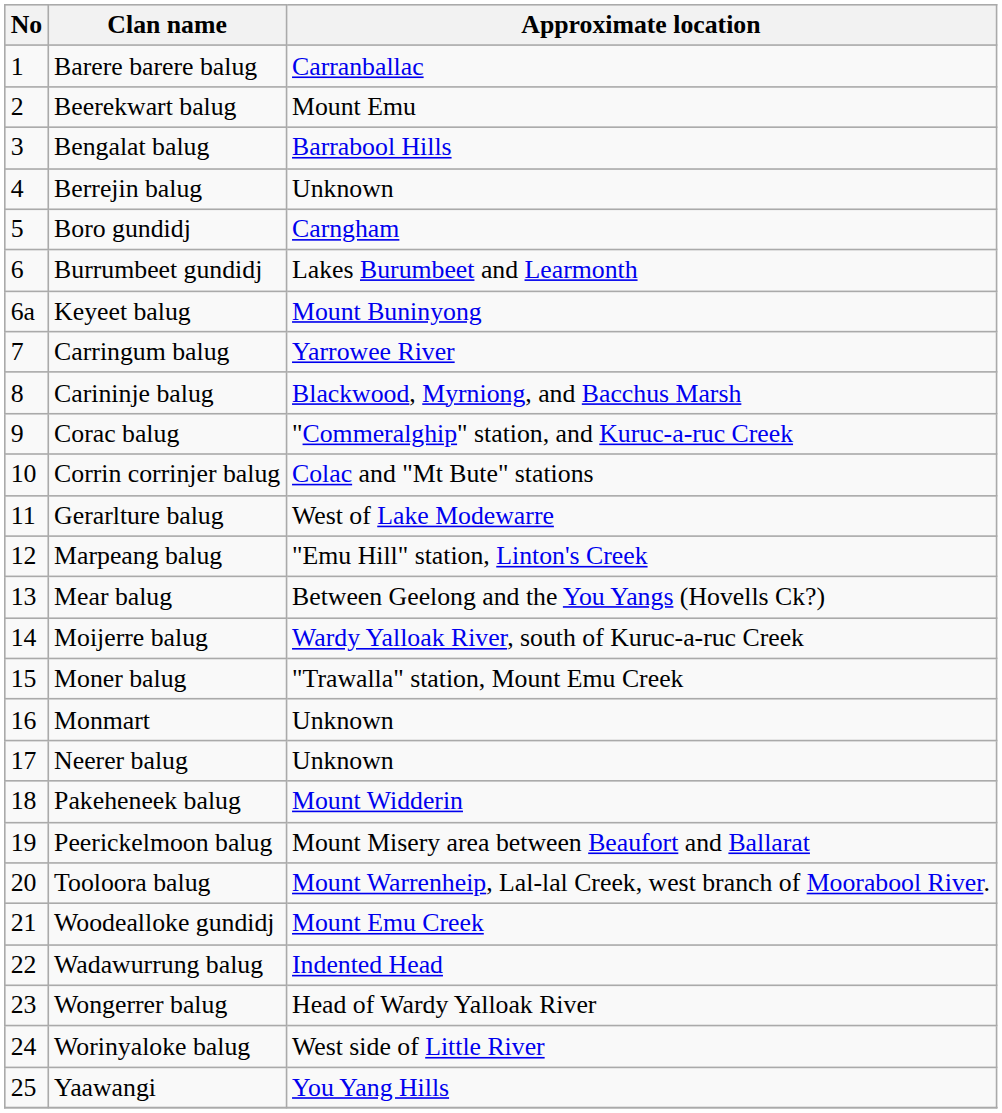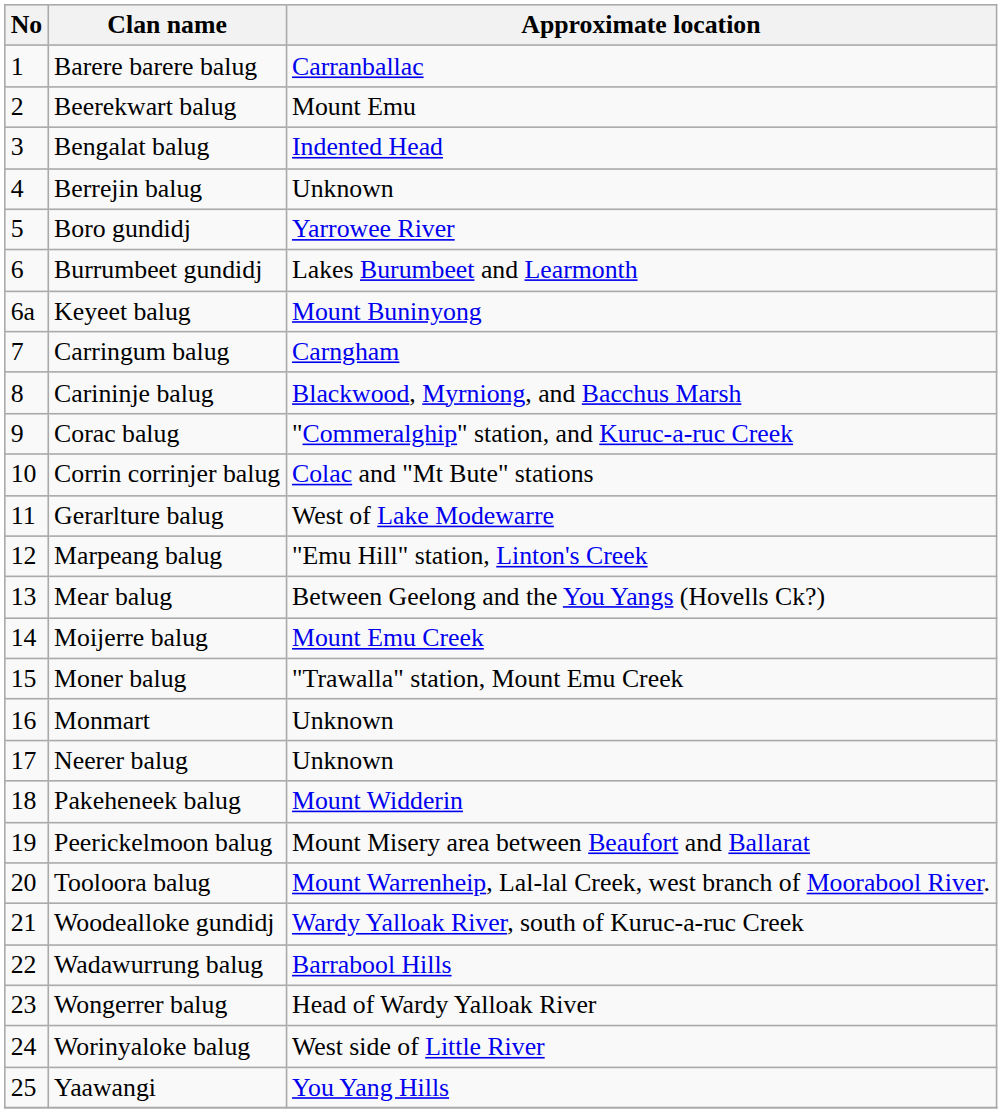(372, 147) Barrabool Hills -> (367, 147) Indented Head
(346, 229) Carngham -> (373, 229) Yarrowee River
(373, 351) Yarrowee River -> (346, 351) Carngham
(548, 637) Wardy Yalloak River, south of Kuruc-a-ruc Creek -> (388, 637) Mount Emu Creek
(388, 923) Mount Emu Creek -> (548, 923) Wardy Yalloak River, south of Kuruc-a-ruc Creek
(367, 964) Indented Head -> (372, 964) Barrabool Hills
